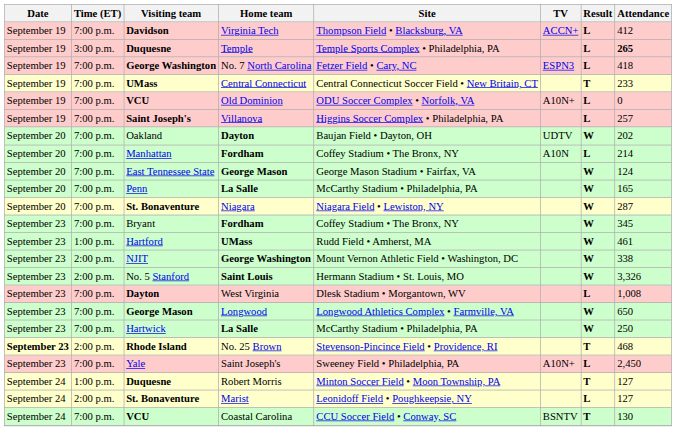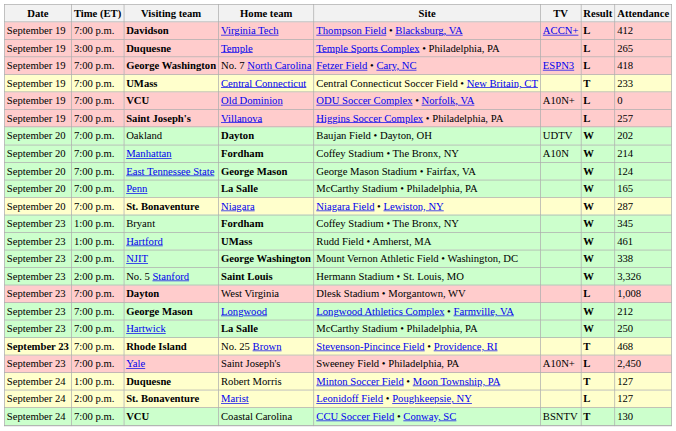(625, 48) bold -> (625, 48) normal
(587, 153) L -> (589, 153) W
(94, 223) 7:00 p.m. -> (94, 223) 1:00 p.m.
(625, 311) 650 -> (625, 311) 212
(94, 346) 2:00 p.m. -> (94, 346) 7:00 p.m.
